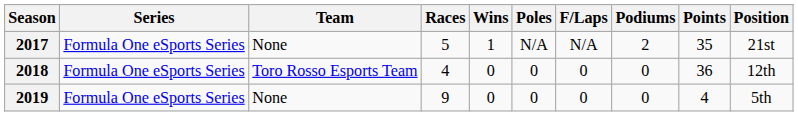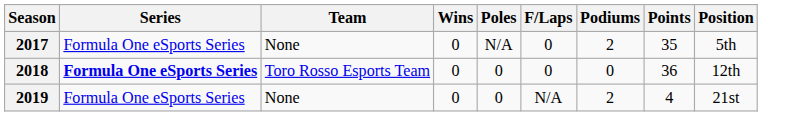- column: (445, 18)
(491, 44) 1 -> (455, 44) 0
(584, 44) N/A -> (548, 44) 0
(761, 44) 21st -> (726, 44) 5th
(154, 71) normal -> (160, 71) bold
(584, 97) 0 -> (548, 97) N/A
(645, 97) 0 -> (610, 97) 2
(761, 97) 5th -> (726, 97) 21st
